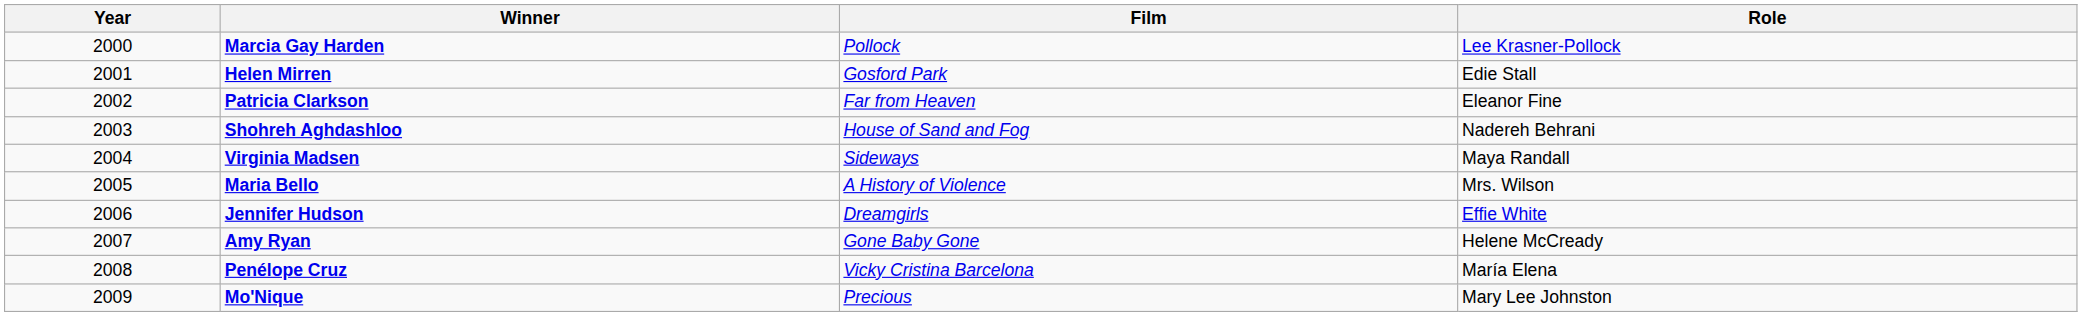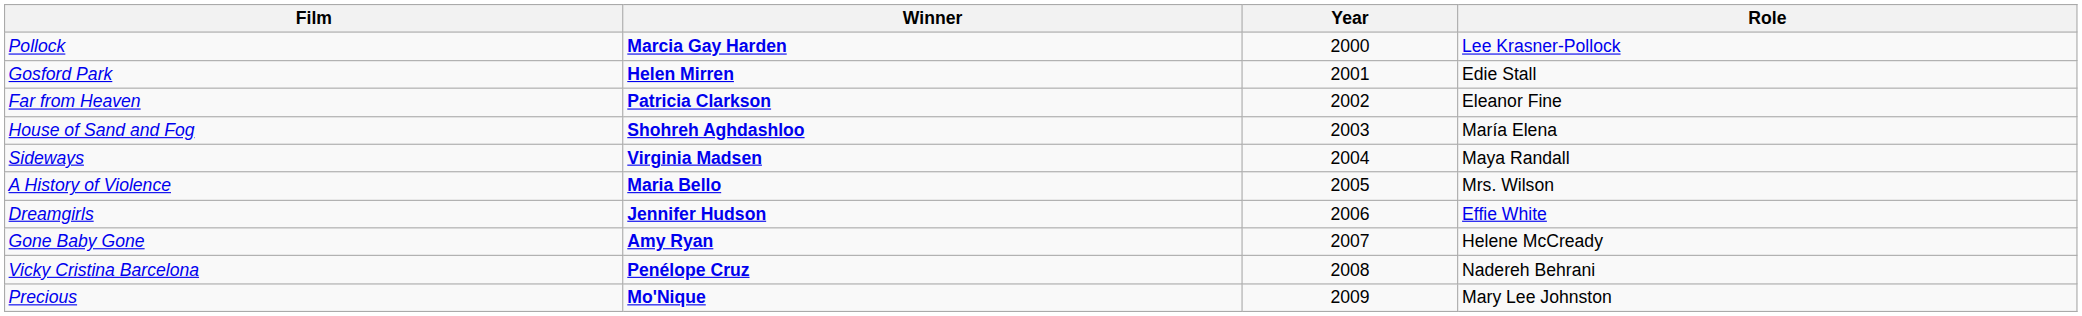columns swapped: (113, 18) <-> (1149, 18)
(1529, 130) Nadereh Behrani -> (1510, 130) María Elena
(1510, 269) María Elena -> (1529, 269) Nadereh Behrani
